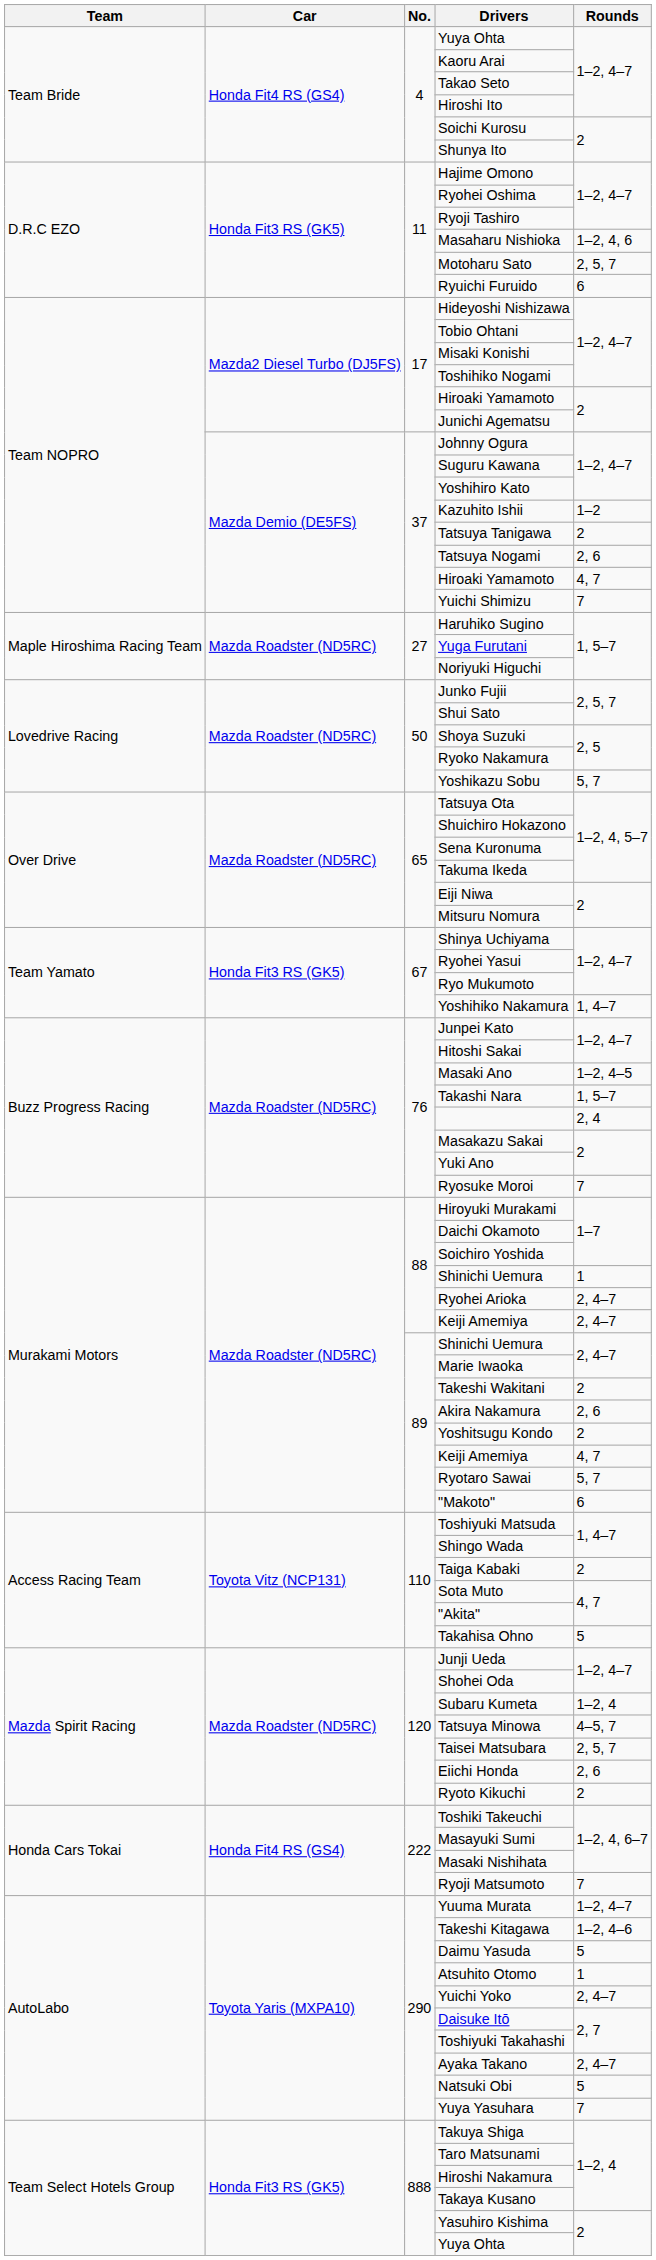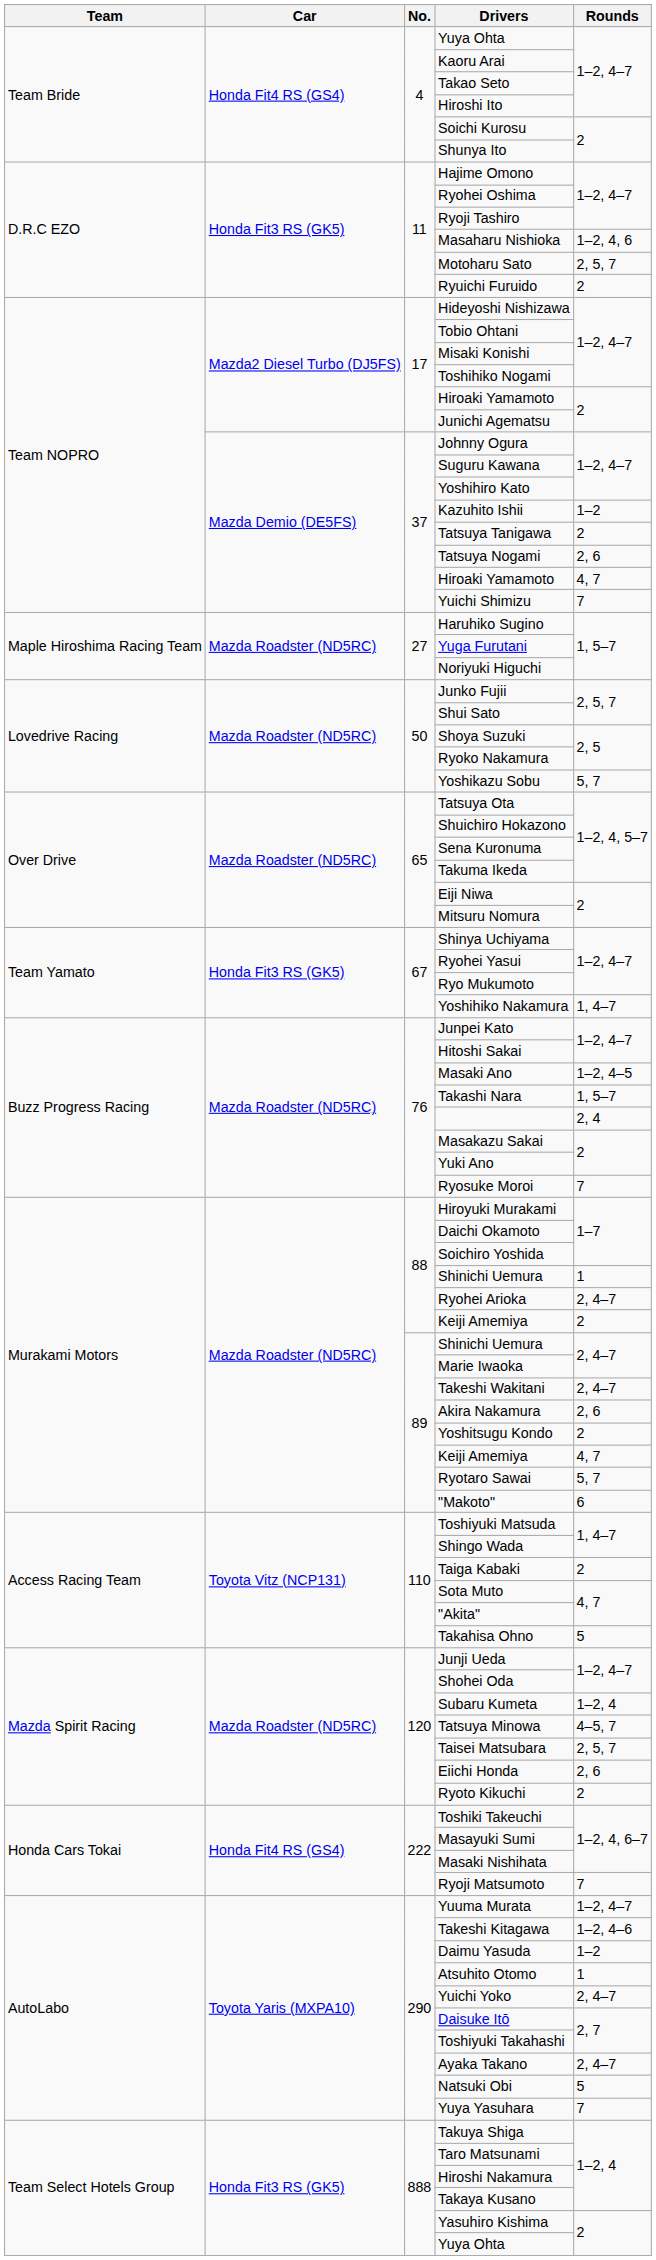(580, 285) 6 -> (580, 285) 2
(596, 1321) 2, 4–7 -> (580, 1321) 2
(580, 1388) 2 -> (596, 1388) 2, 4–7
(580, 1951) 5 -> (588, 1951) 1–2
